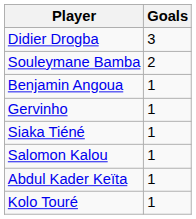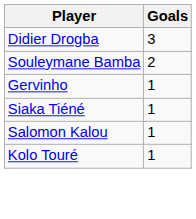- row: (66, 86)
- row: (68, 179)
